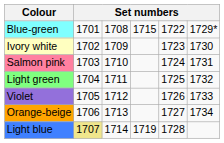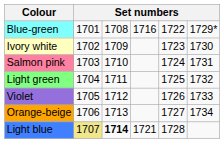(145, 29) 1715 -> (145, 29) 1716
(116, 130) normal -> (116, 130) bold
(145, 130) 1719 -> (145, 130) 1721
